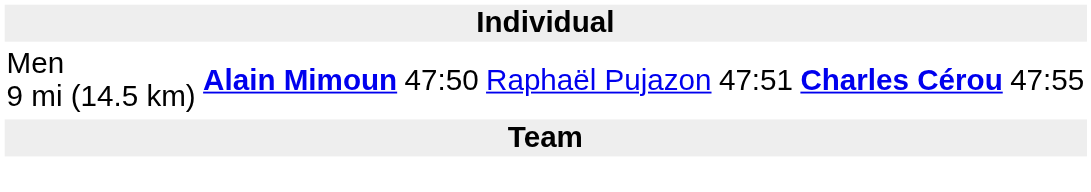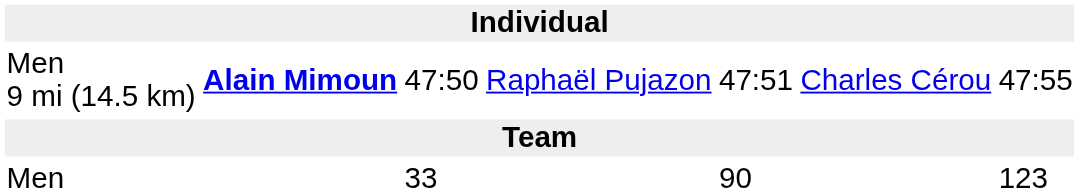(902, 80) bold -> (896, 80) normal
+ row: (35, 178)
